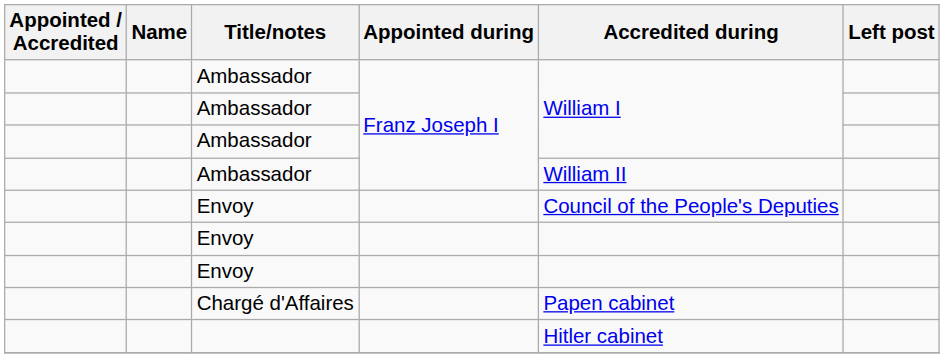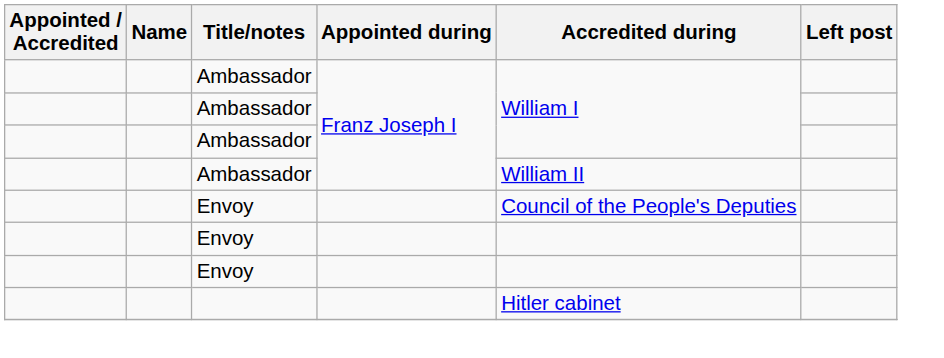- row: (275, 303)
